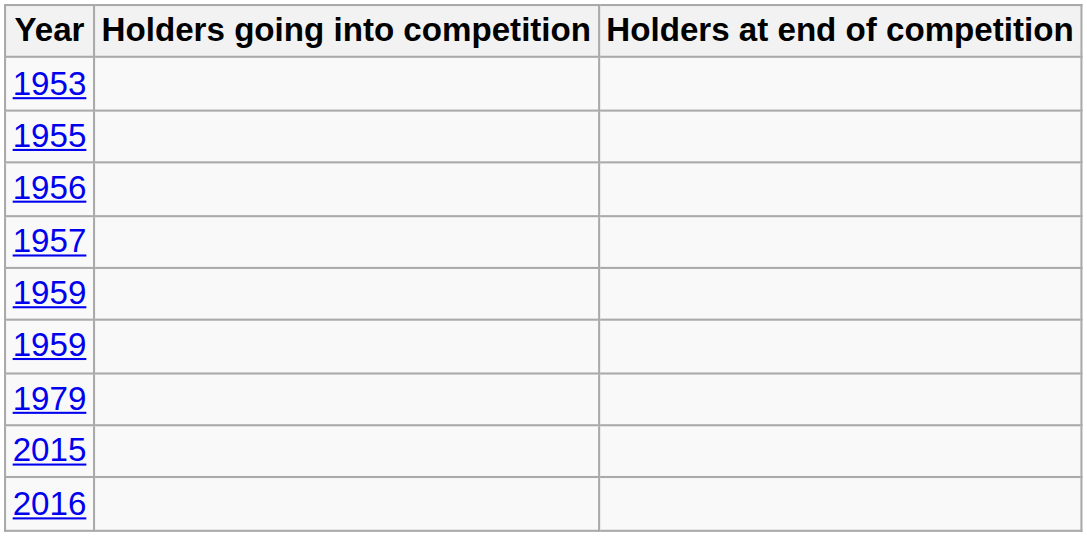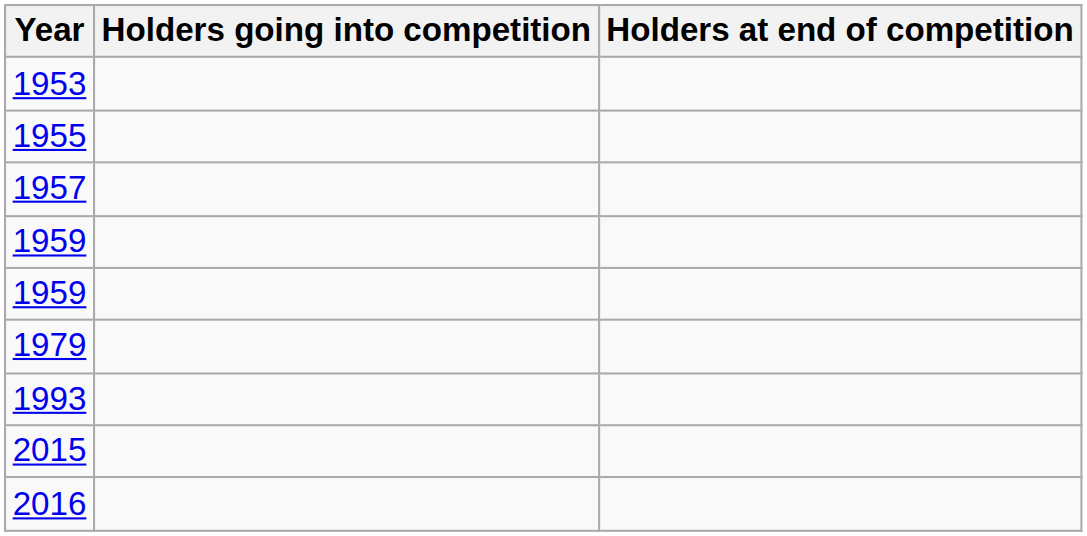- row: (50, 188)
+ row: (50, 398)
